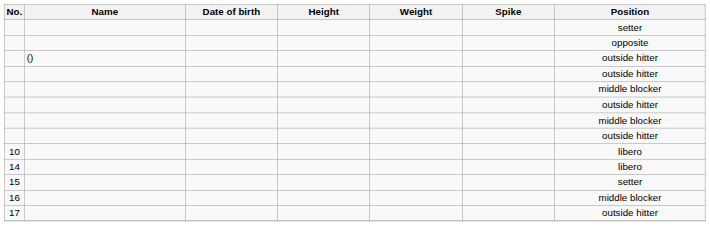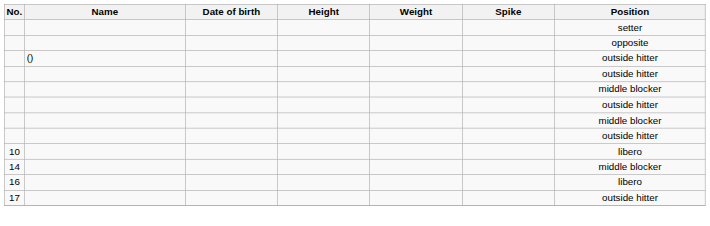(630, 167) libero -> (630, 167) middle blocker
- row: (14, 182)
(630, 197) middle blocker -> (630, 182) libero
